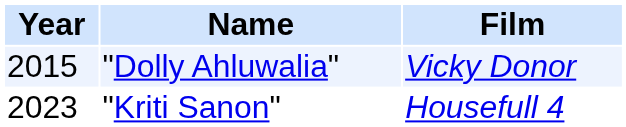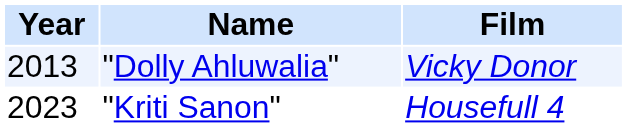(42, 66) 2015 -> (42, 66) 2013
